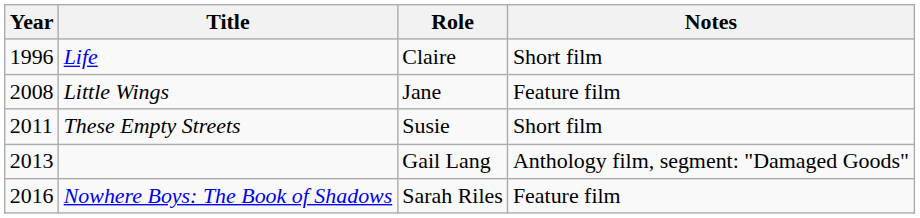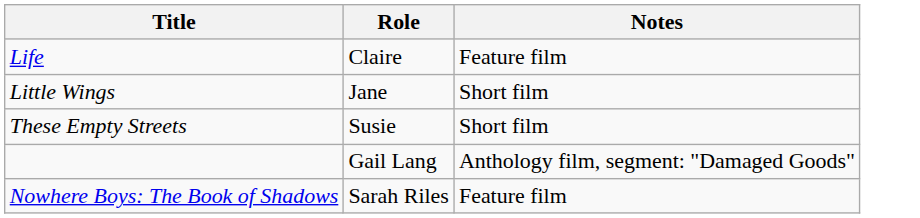- column: (32, 21)
(558, 56) Short film -> (513, 56) Feature film
(567, 91) Feature film -> (504, 91) Short film
